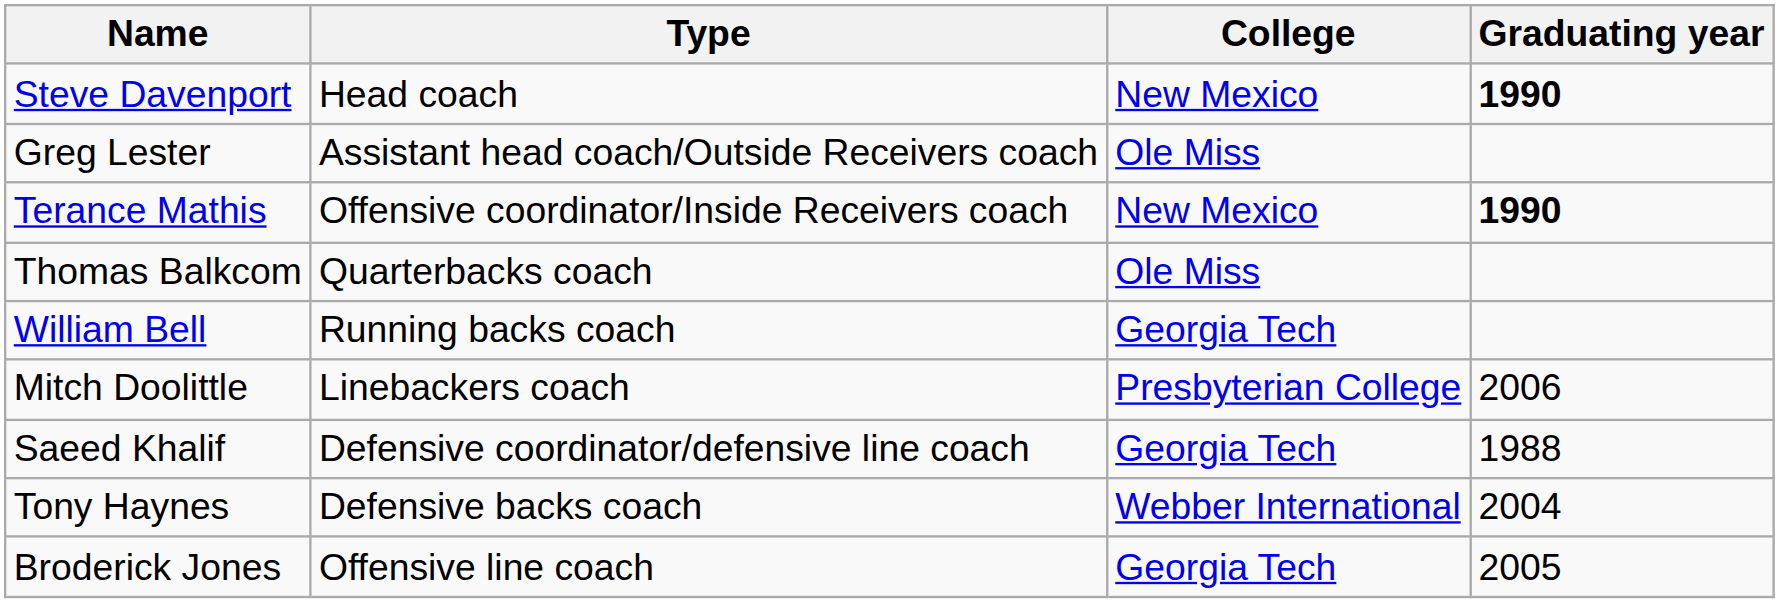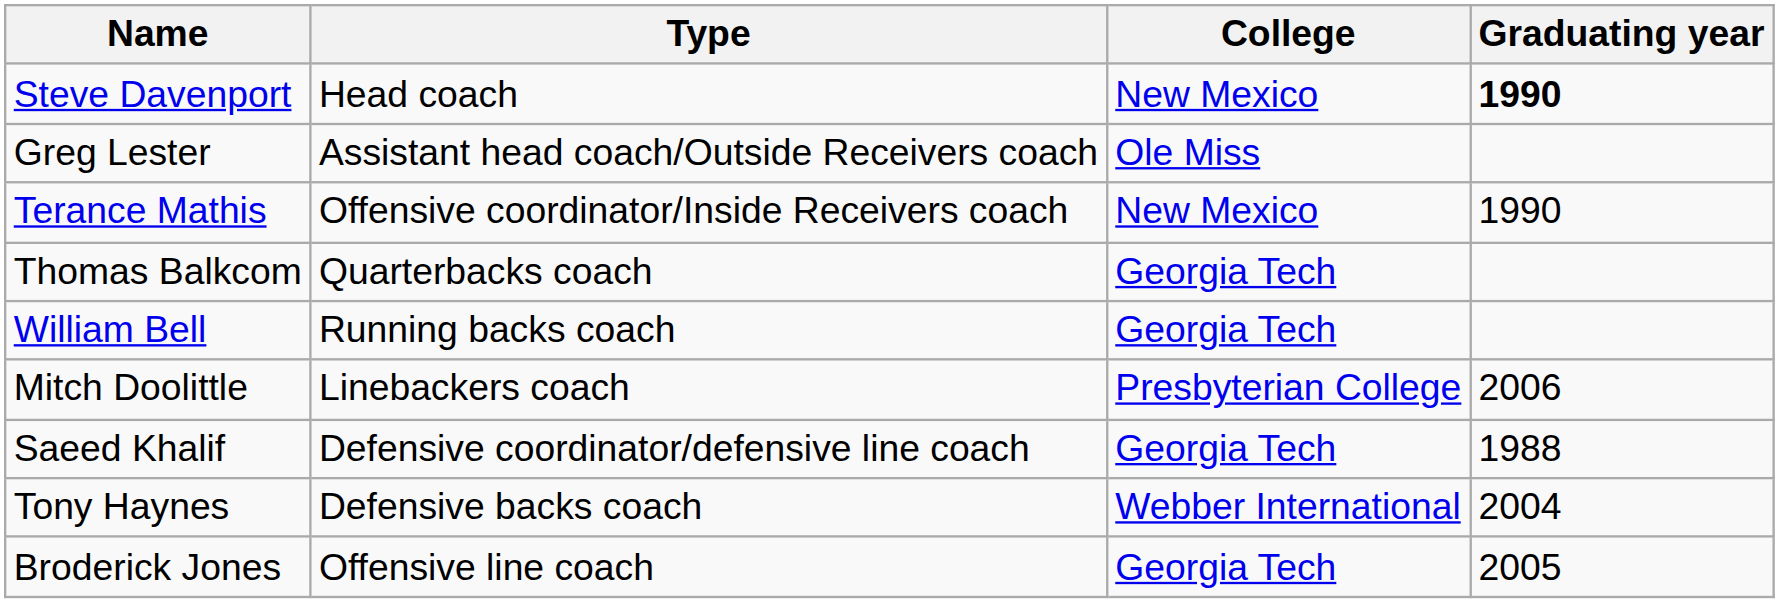(1520, 211) bold -> (1520, 211) normal
(1188, 270) Ole Miss -> (1226, 270) Georgia Tech
